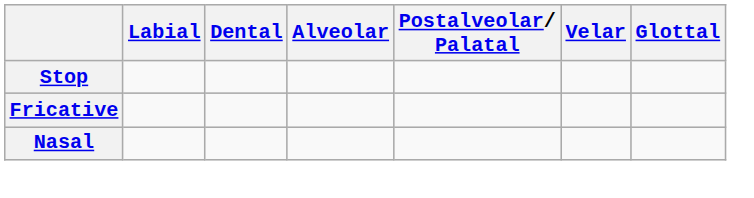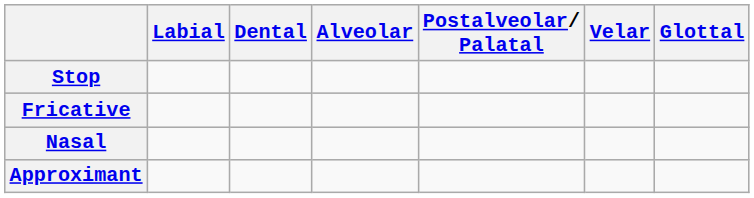+ row: (76, 176)
